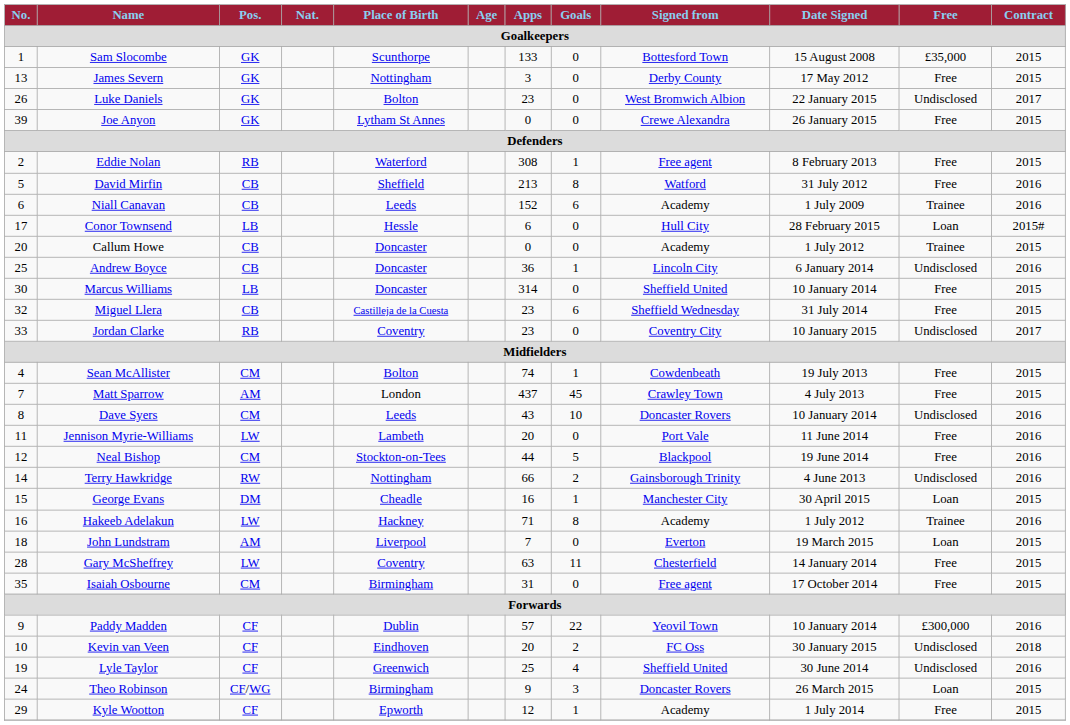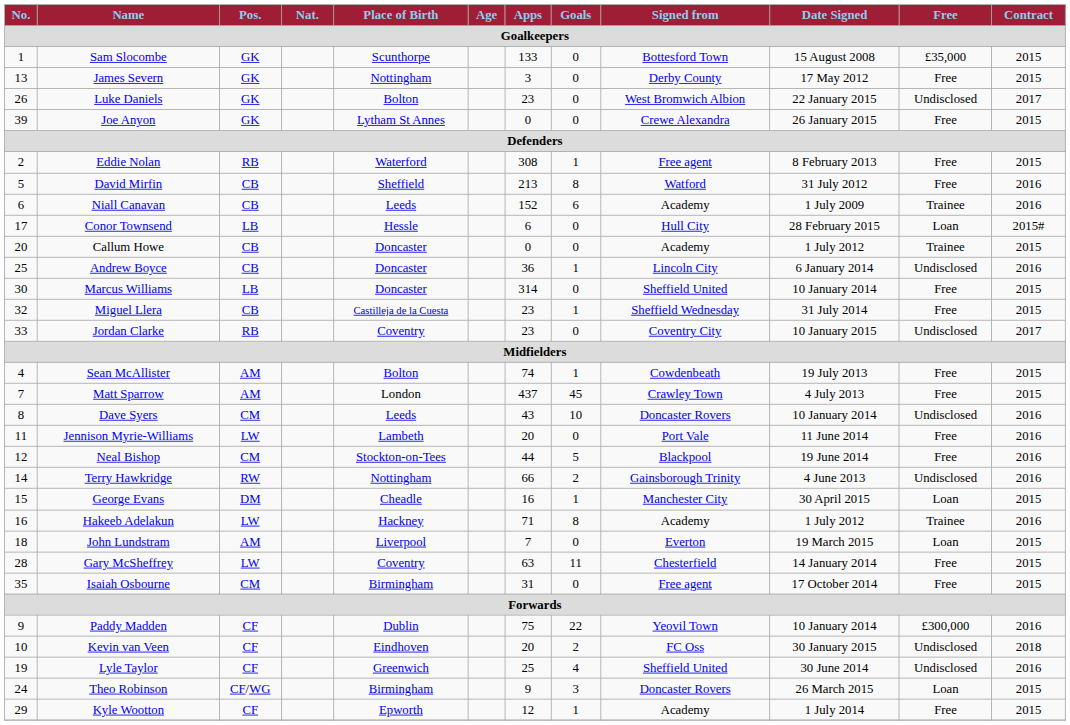(576, 309) 6 -> (576, 309) 1
(250, 373) CM -> (250, 373) AM
(528, 625) 57 -> (528, 625) 75
